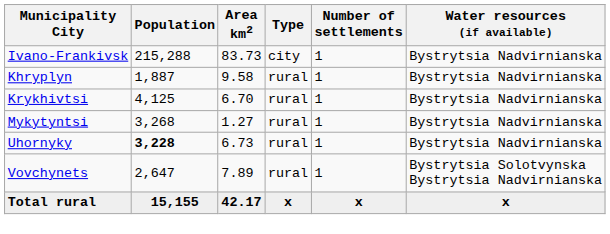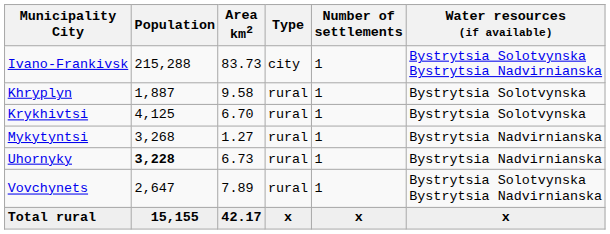(506, 56) Bystrytsia Nadvirnianska -> (506, 64) Bystrytsia Solotvynska Bystrytsia Nadvirnianska
(506, 78) Bystrytsia Nadvirnianska -> (498, 93) Bystrytsia Solotvynska
(506, 100) Bystrytsia Nadvirnianska -> (498, 115) Bystrytsia Solotvynska
